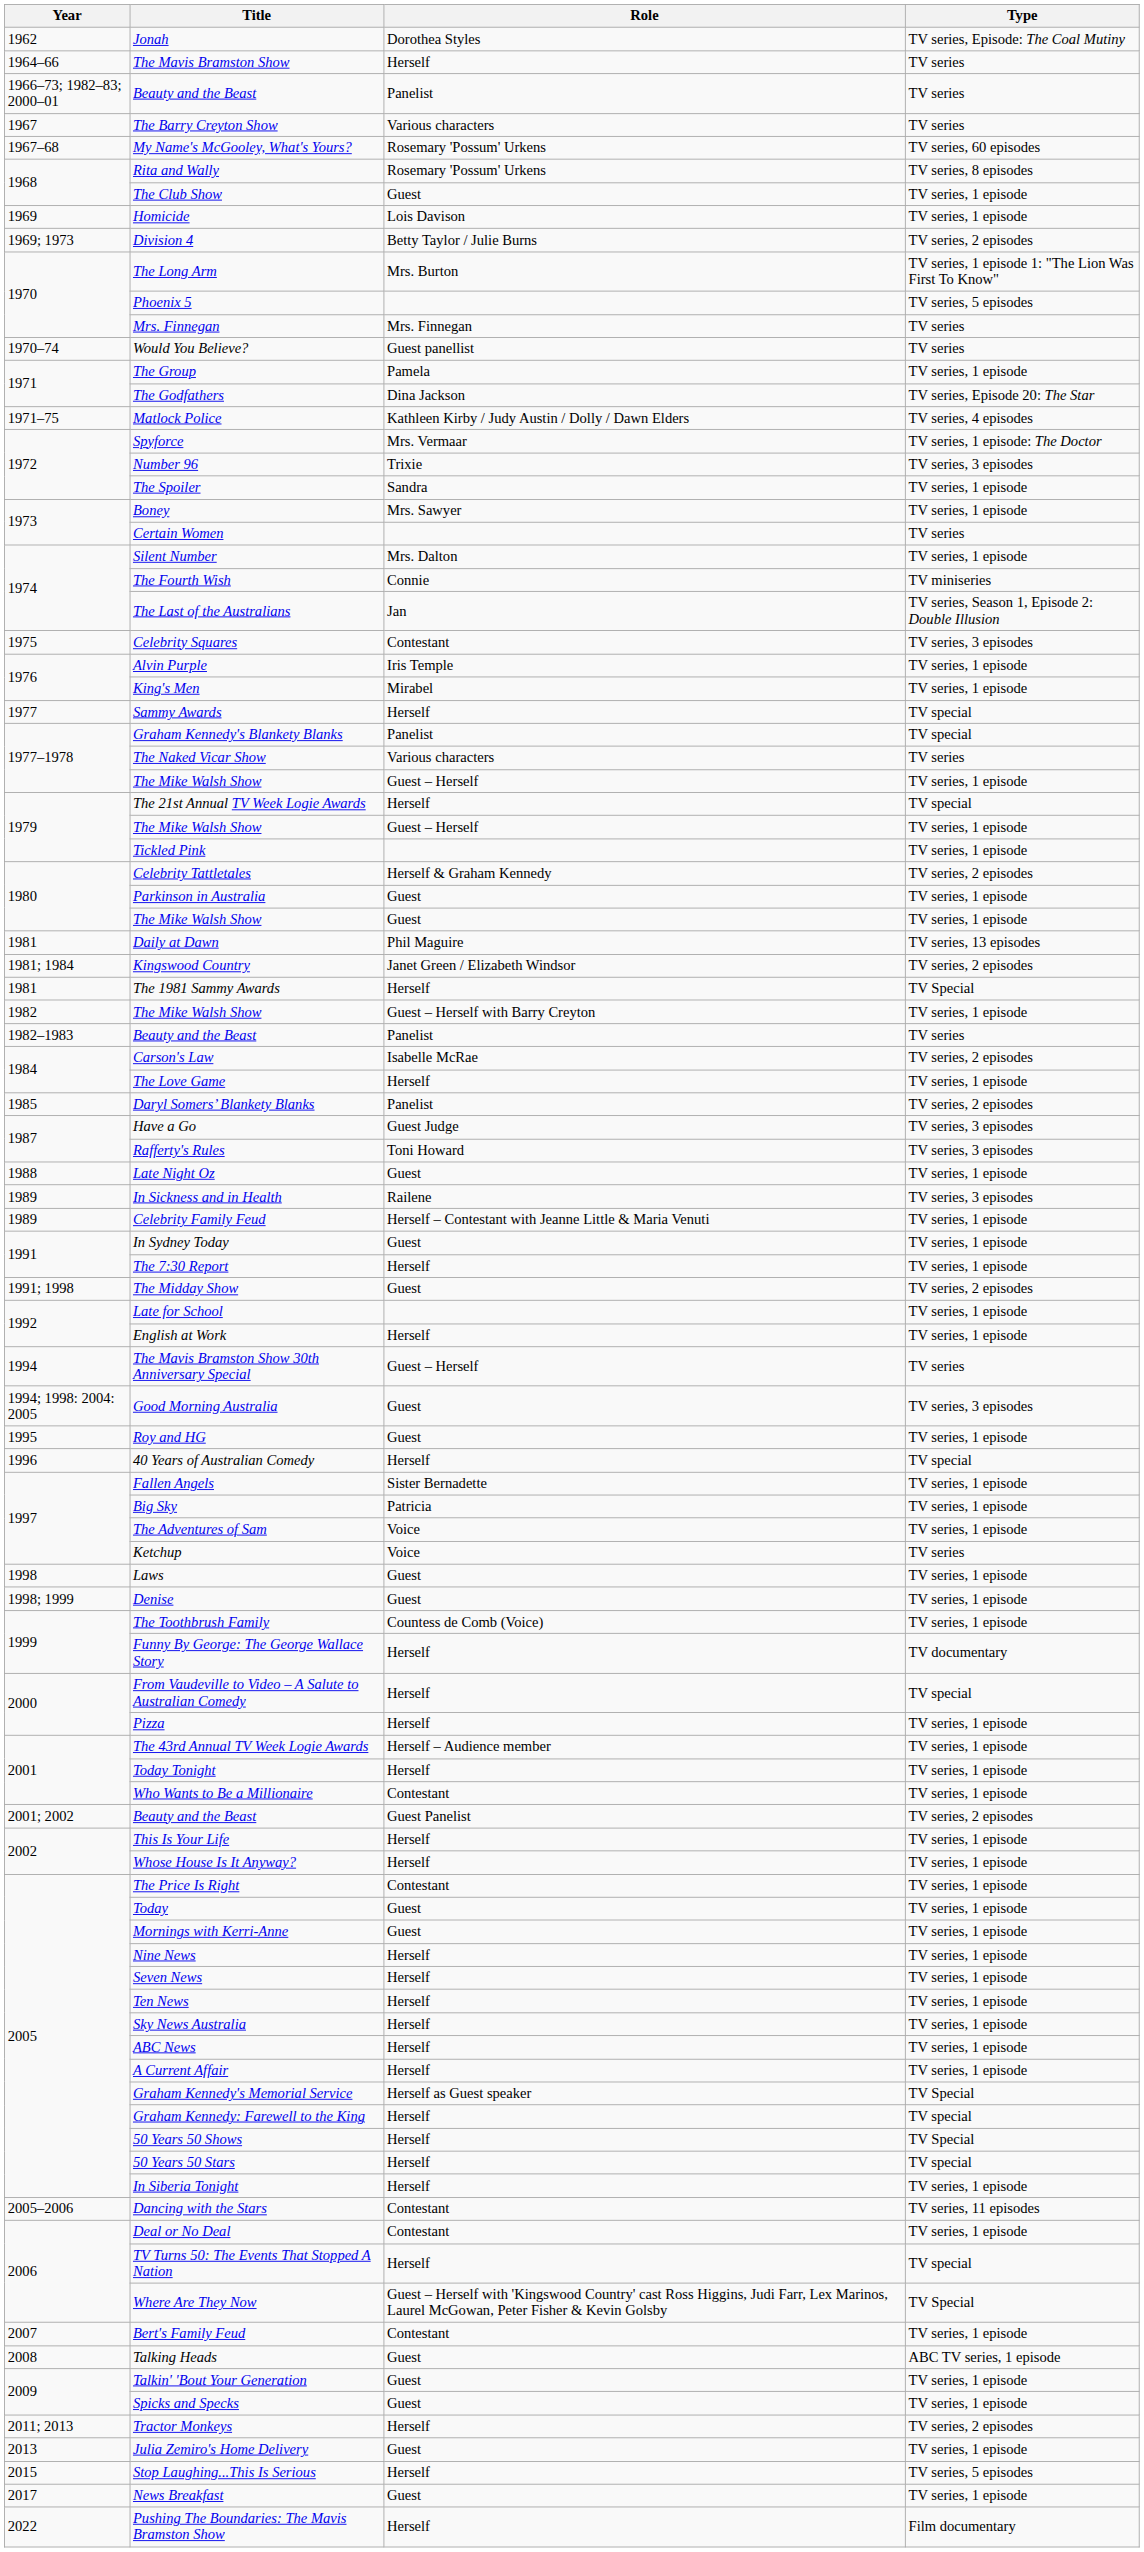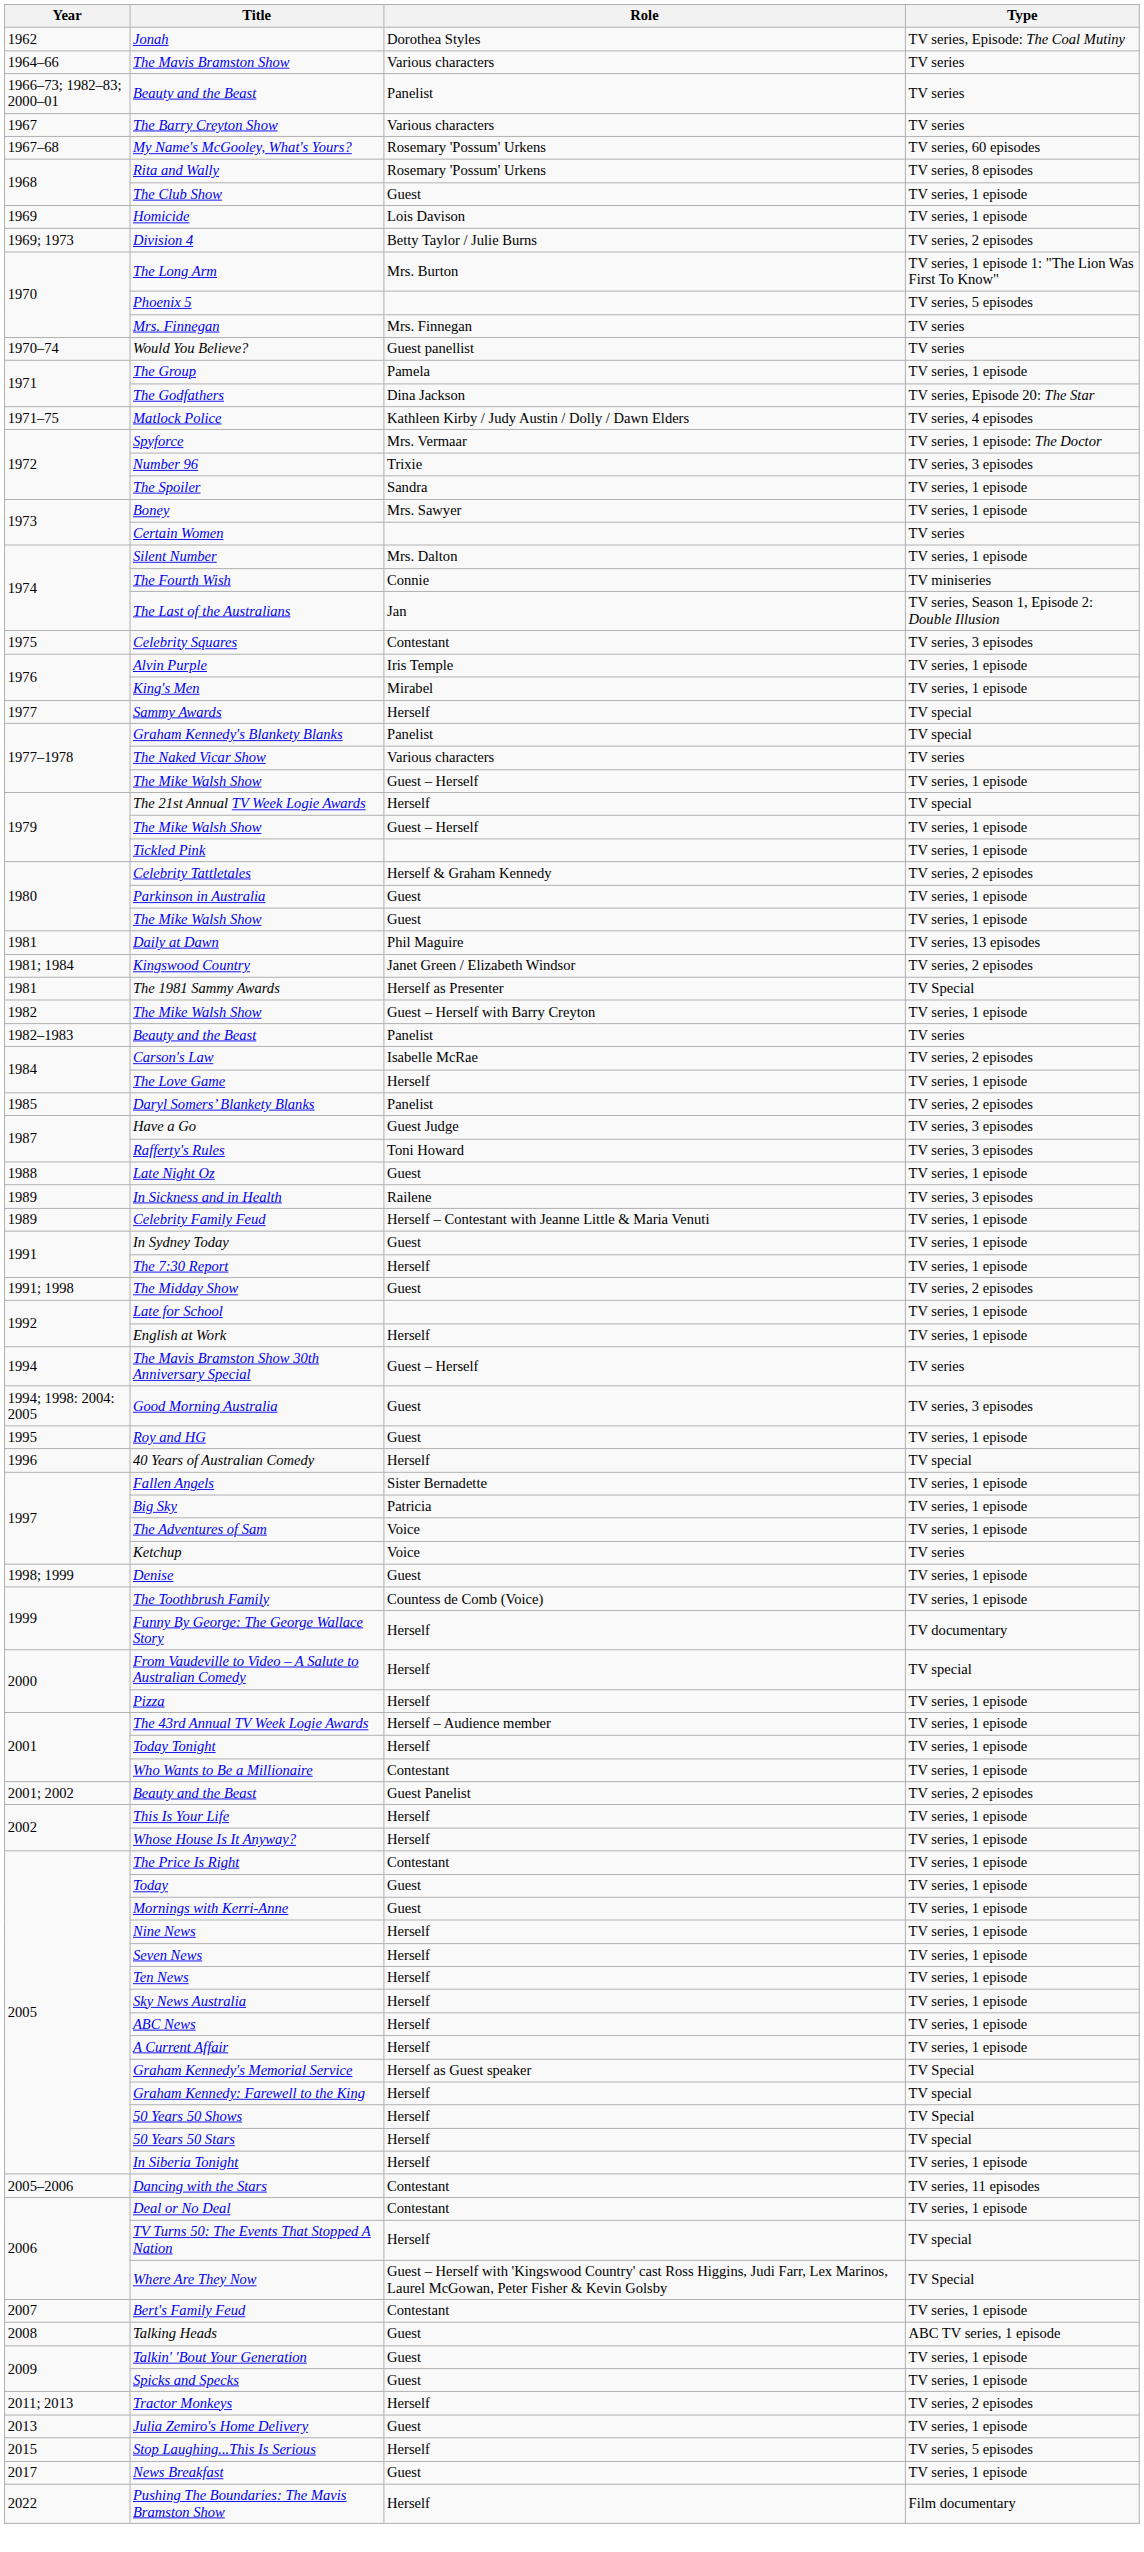(408, 62) Herself -> (441, 62) Various characters
(408, 988) Herself -> (445, 988) Herself as Presenter
- row: (22, 1575)
